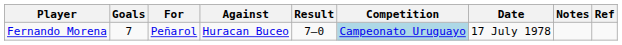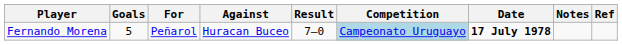(129, 31) 7 -> (129, 31) 5
(511, 31) normal -> (511, 31) bold
